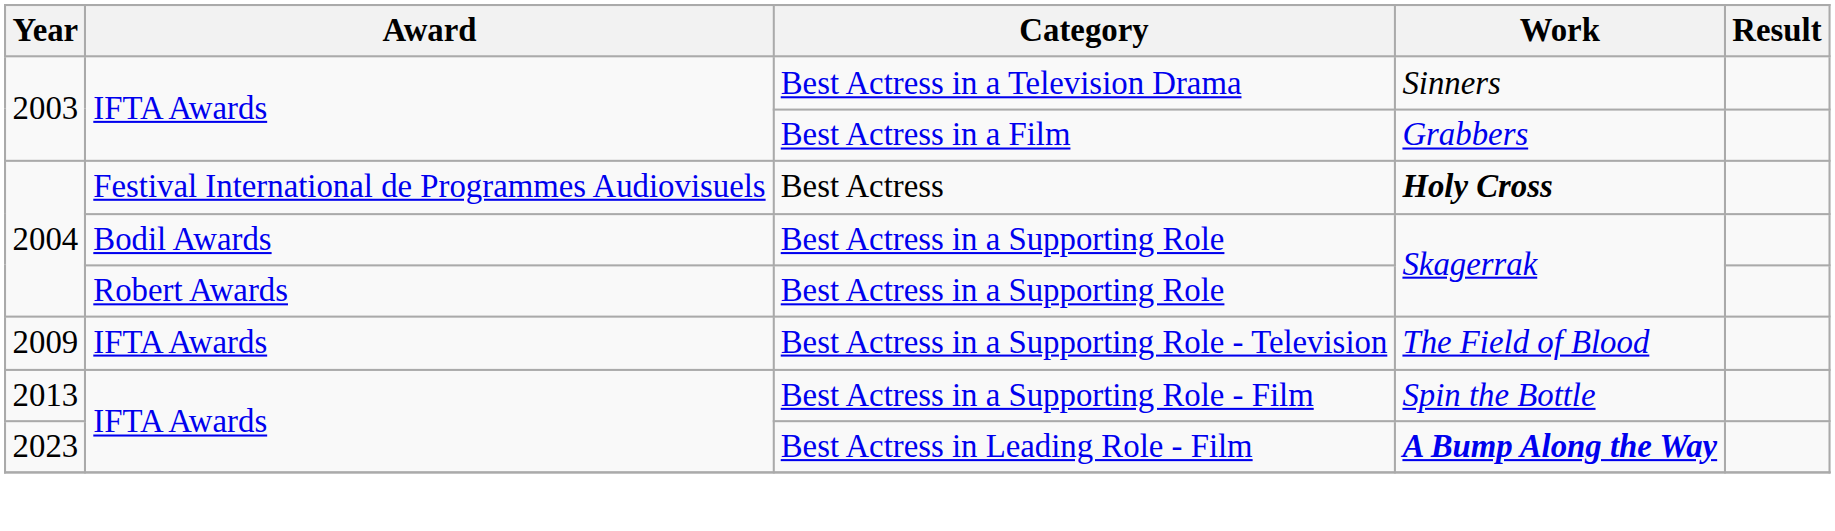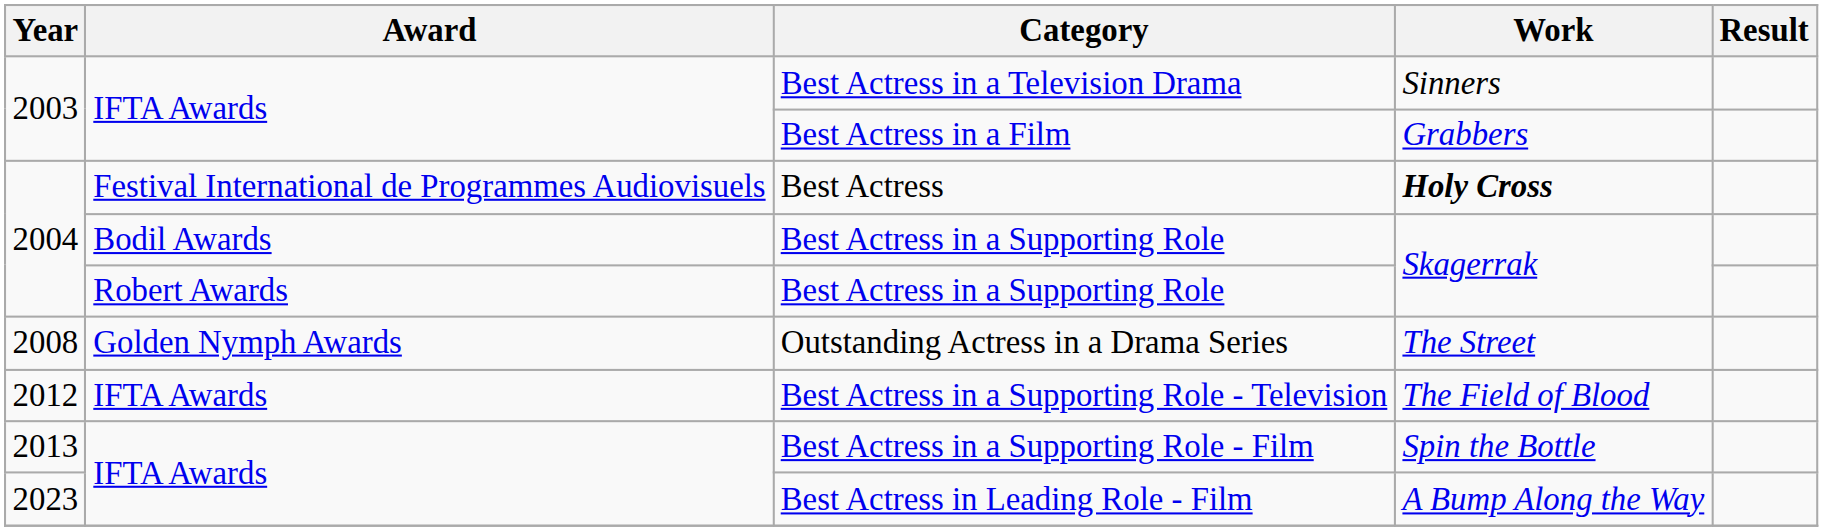+ row: (248, 342)
(45, 342) 2009 -> (45, 394) 2012
(1560, 446) bold -> (1553, 498) normal
